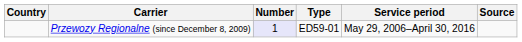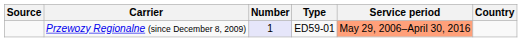columns swapped: (26, 12) <-> (497, 12)
(409, 28) no background -> (405, 28) lightsalmon background
